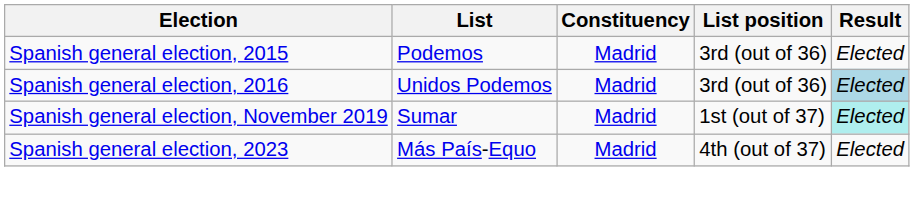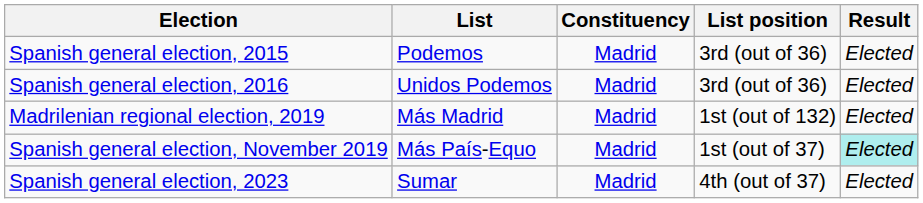(870, 85) lightblue background -> (879, 85) no background
+ row: (167, 117)
(427, 117) Sumar -> (467, 149) Más País-Equo
(467, 149) Más País-Equo -> (427, 181) Sumar
